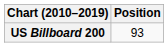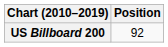(137, 32) 93 -> (137, 32) 92
